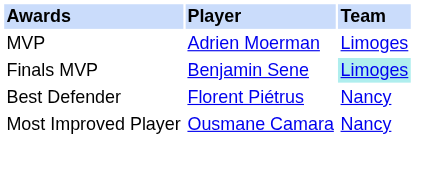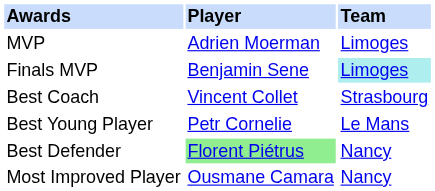+ row: (53, 97)
+ row: (80, 124)
(246, 97) no background -> (246, 150) lightgreen background
